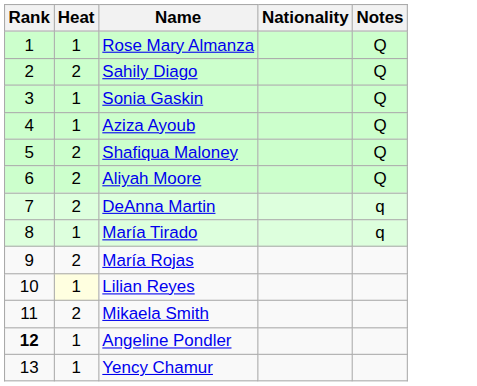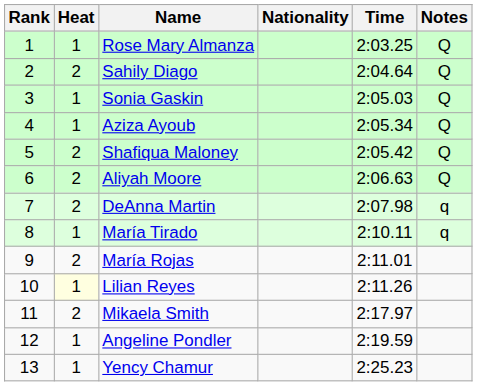+ column: (385, 17)
(29, 340) bold -> (29, 340) normal
